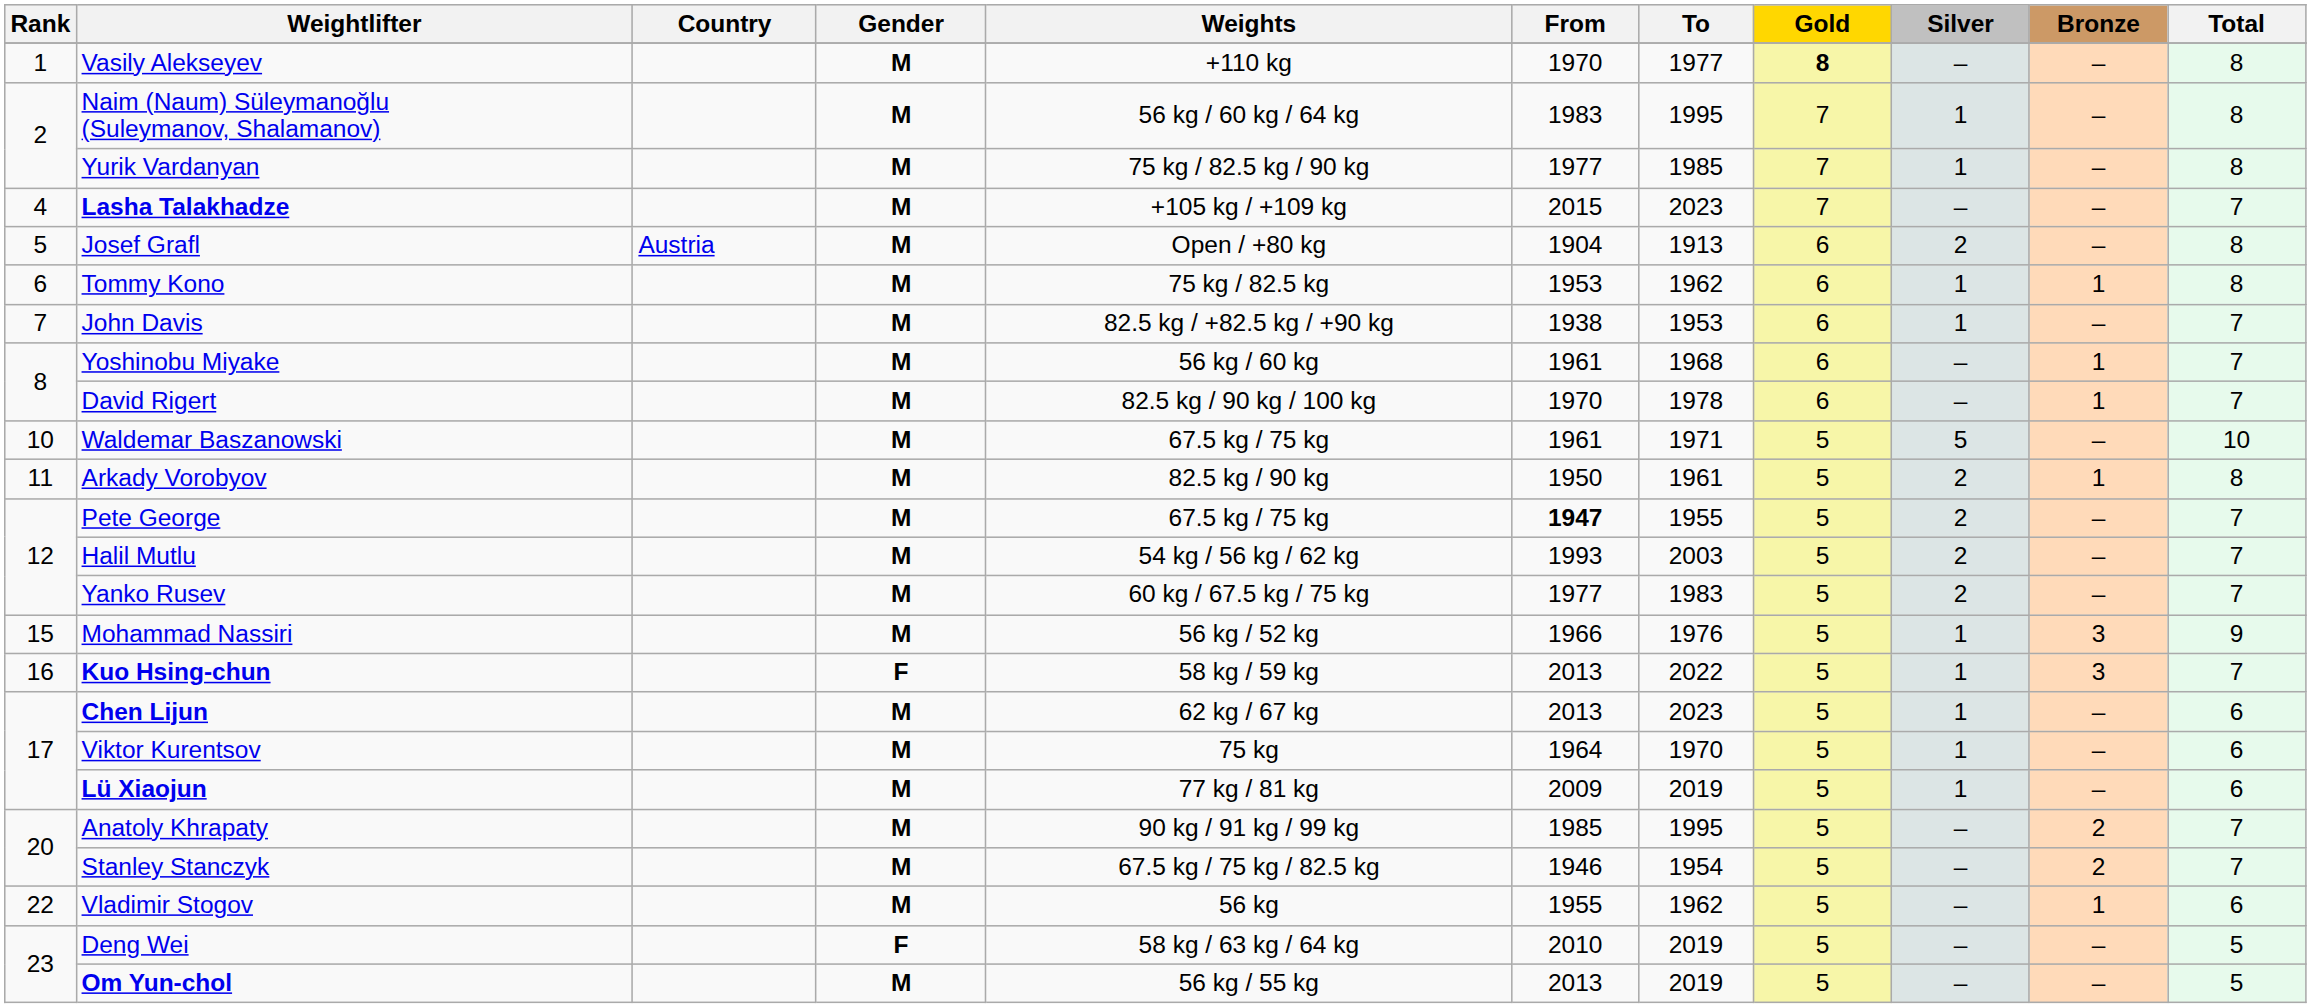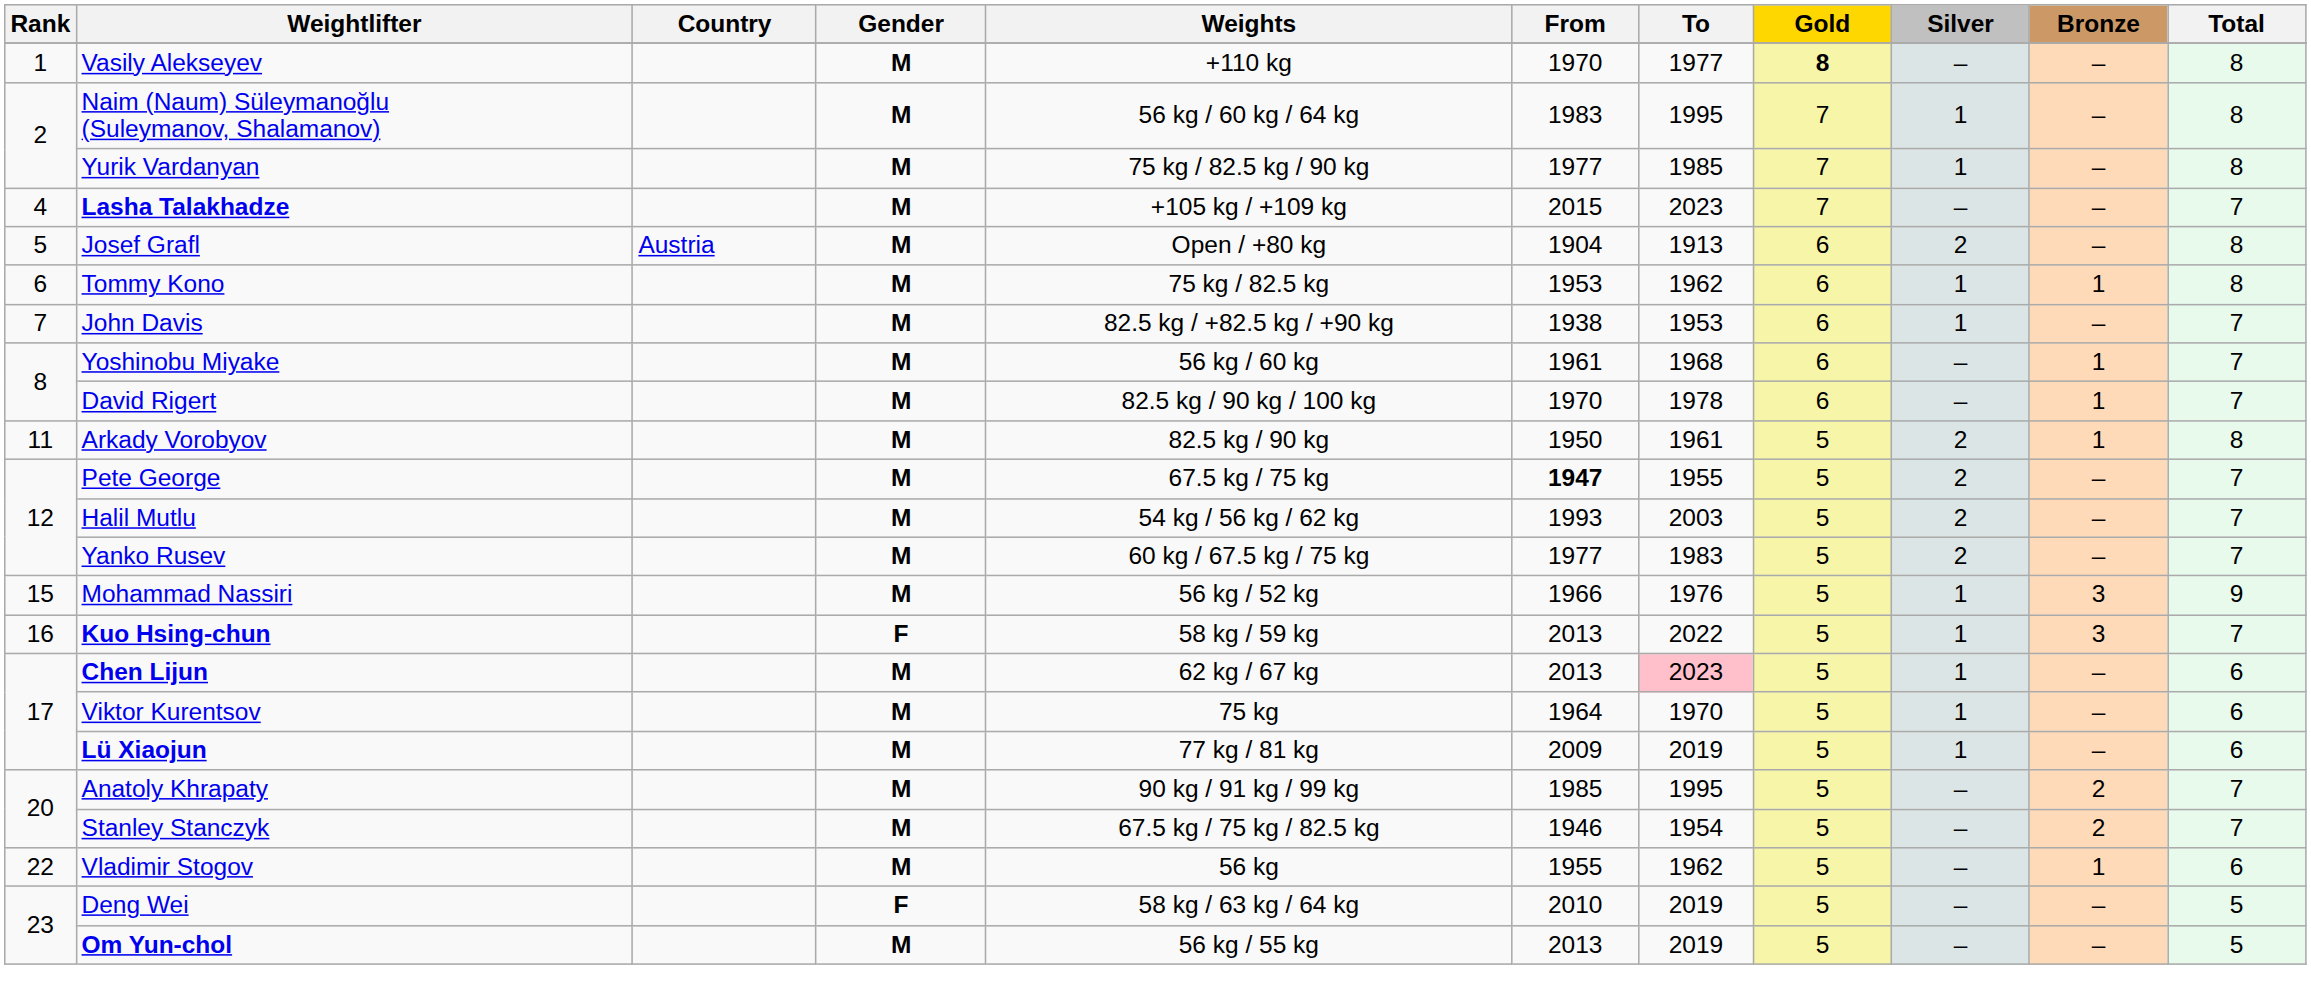- row: (212, 439)
(1696, 711) no background -> (1696, 672) pink background
